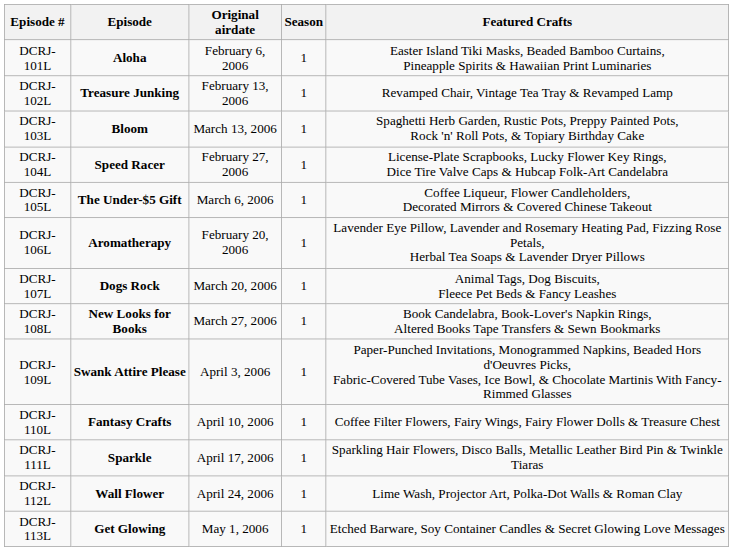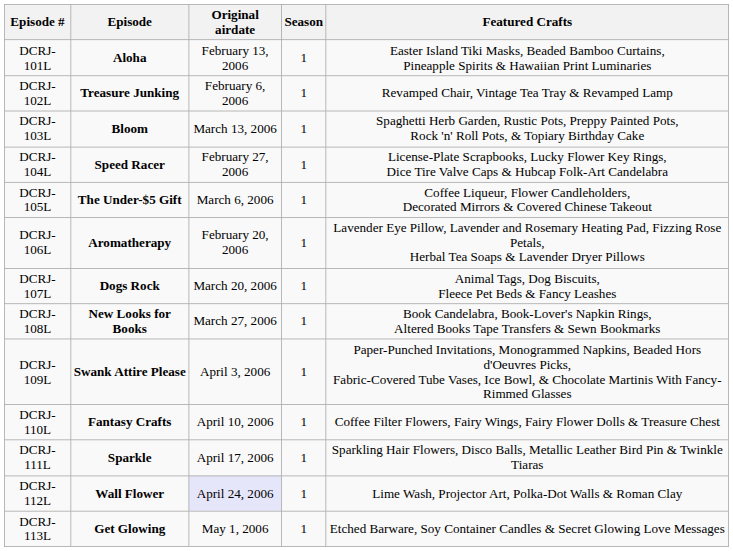(235, 57) February 6, 2006 -> (235, 57) February 13, 2006
(235, 93) February 13, 2006 -> (235, 93) February 6, 2006
(235, 493) no background -> (235, 493) lavender background
